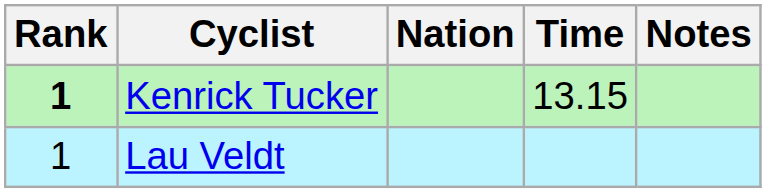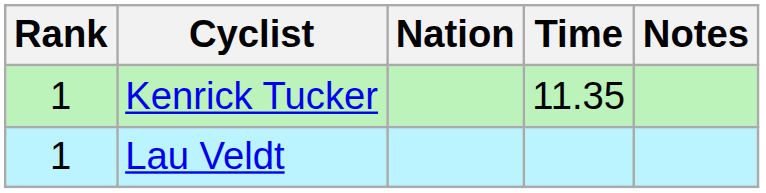(61, 95) bold -> (61, 95) normal
(580, 95) 13.15 -> (579, 95) 11.35
